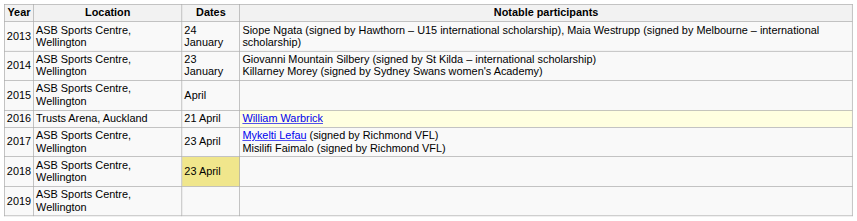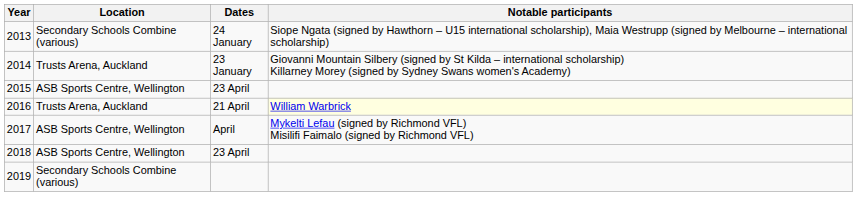(84, 36) ASB Sports Centre, Wellington -> (106, 36) Secondary Schools Combine (various)
(84, 65) ASB Sports Centre, Wellington -> (92, 65) Trusts Arena, Auckland
(195, 95) April -> (231, 89) 23 April
(203, 142) 23 April -> (224, 130) April
(203, 171) khaki background -> (231, 153) no background
(84, 201) ASB Sports Centre, Wellington -> (106, 176) Secondary Schools Combine (various)
